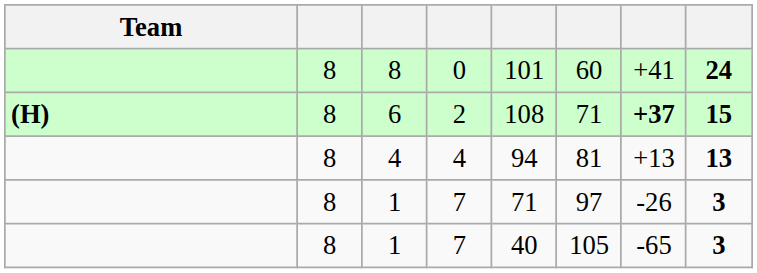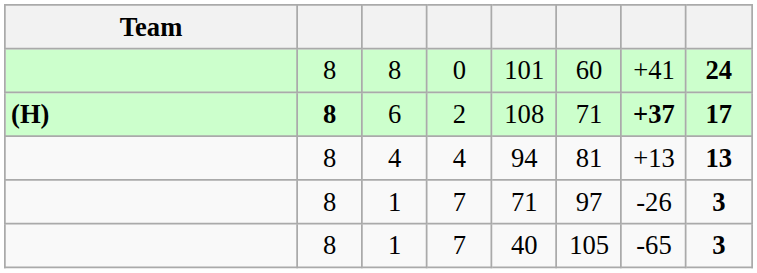(330, 114) normal -> (330, 114) bold
(719, 114) 15 -> (719, 114) 17
